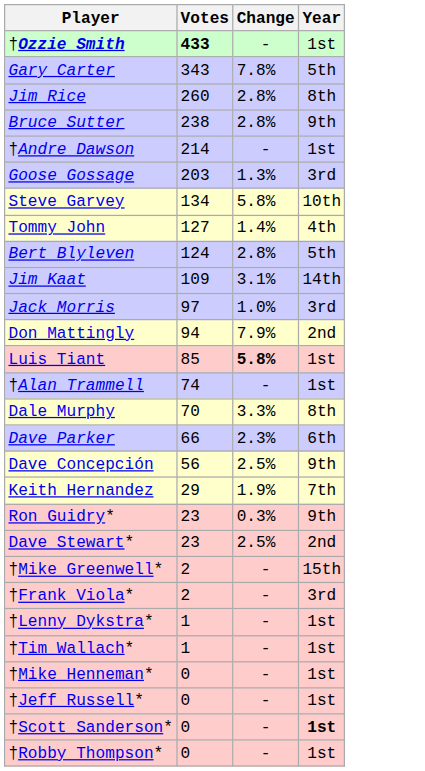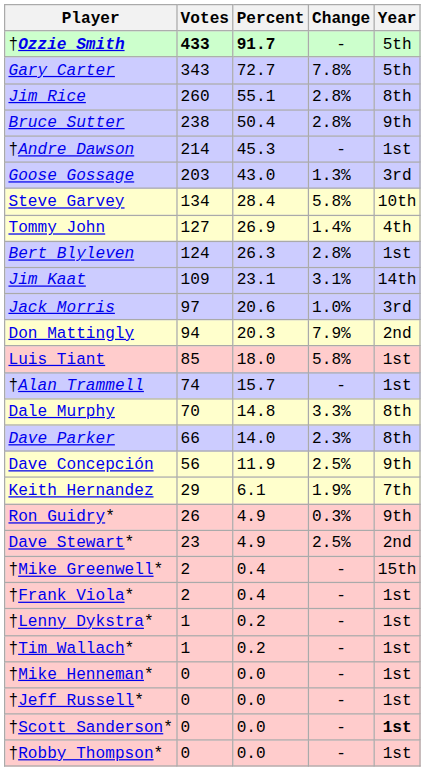+ column: (271, 18)
(322, 44) 1st -> (397, 44) 5th
(322, 254) 5th -> (397, 254) 1st
(256, 359) bold -> (331, 359) normal
(322, 438) 6th -> (397, 438) 8th
(190, 517) 23 -> (190, 517) 26
(322, 596) 3rd -> (397, 596) 1st
